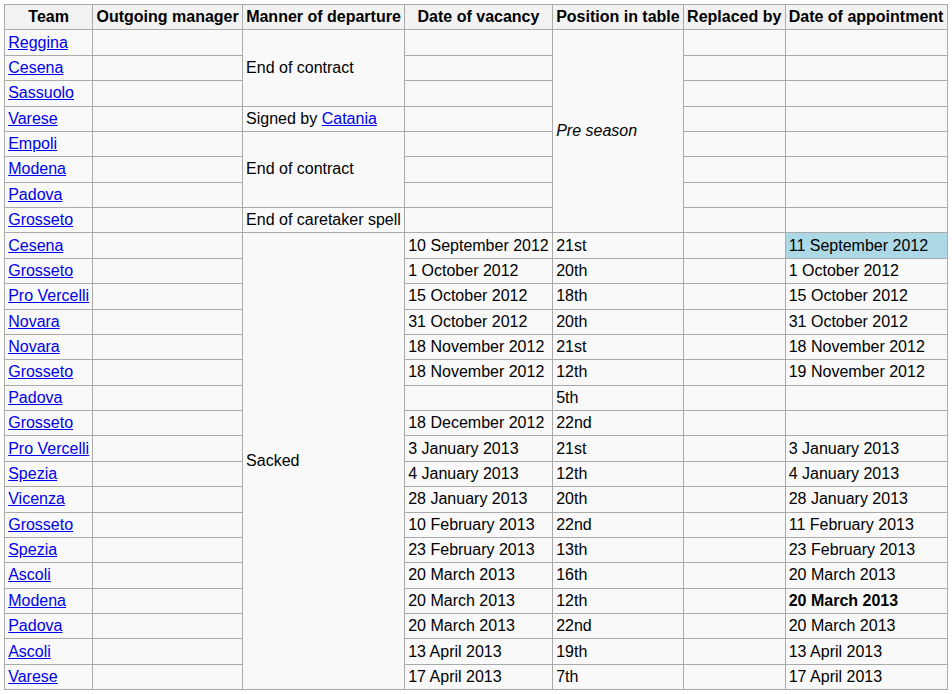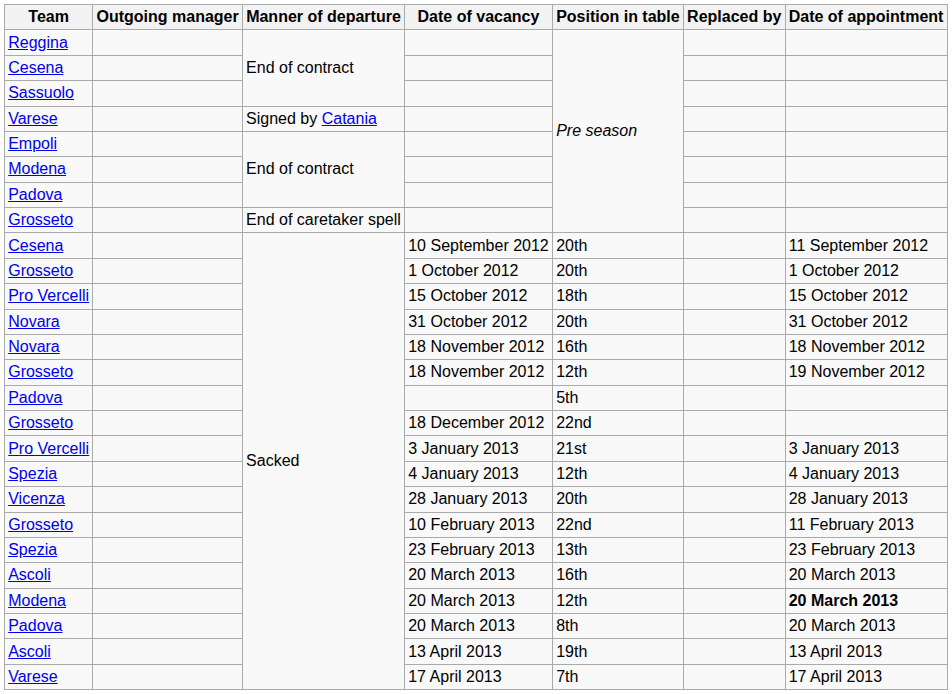(571, 245) 21st -> (572, 245) 20th
(858, 245) lightblue background -> (858, 245) no background
(571, 347) 21st -> (572, 347) 16th
(574, 626) 22nd -> (567, 626) 8th
